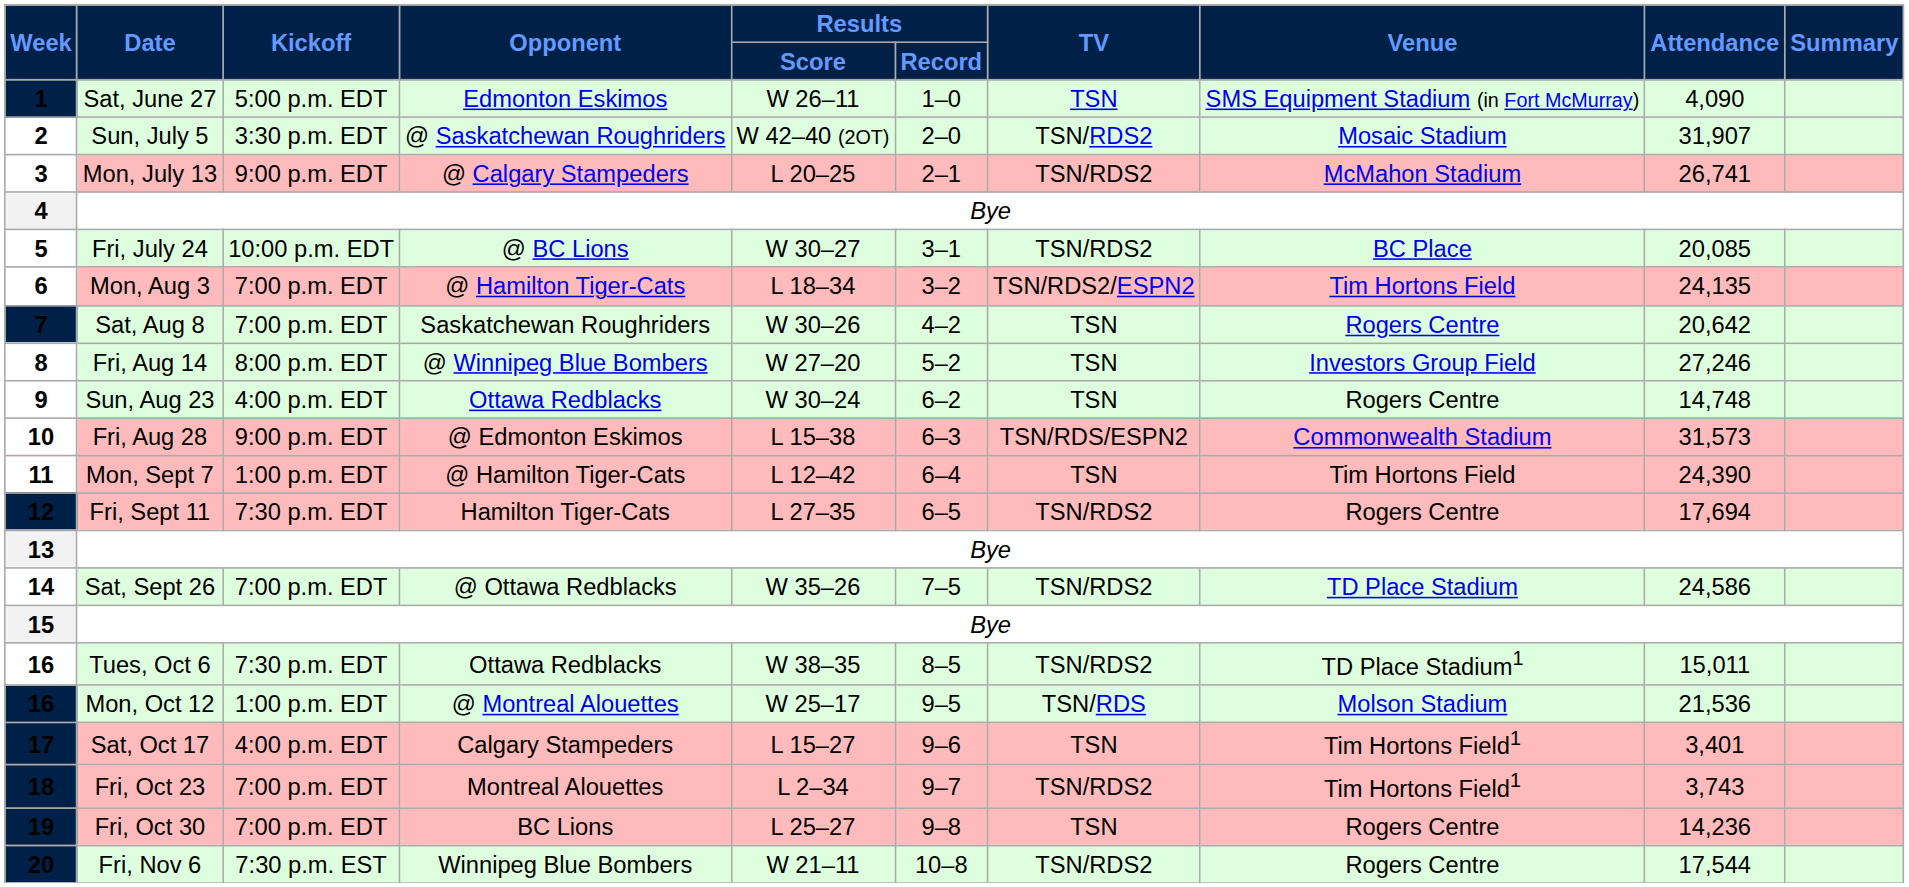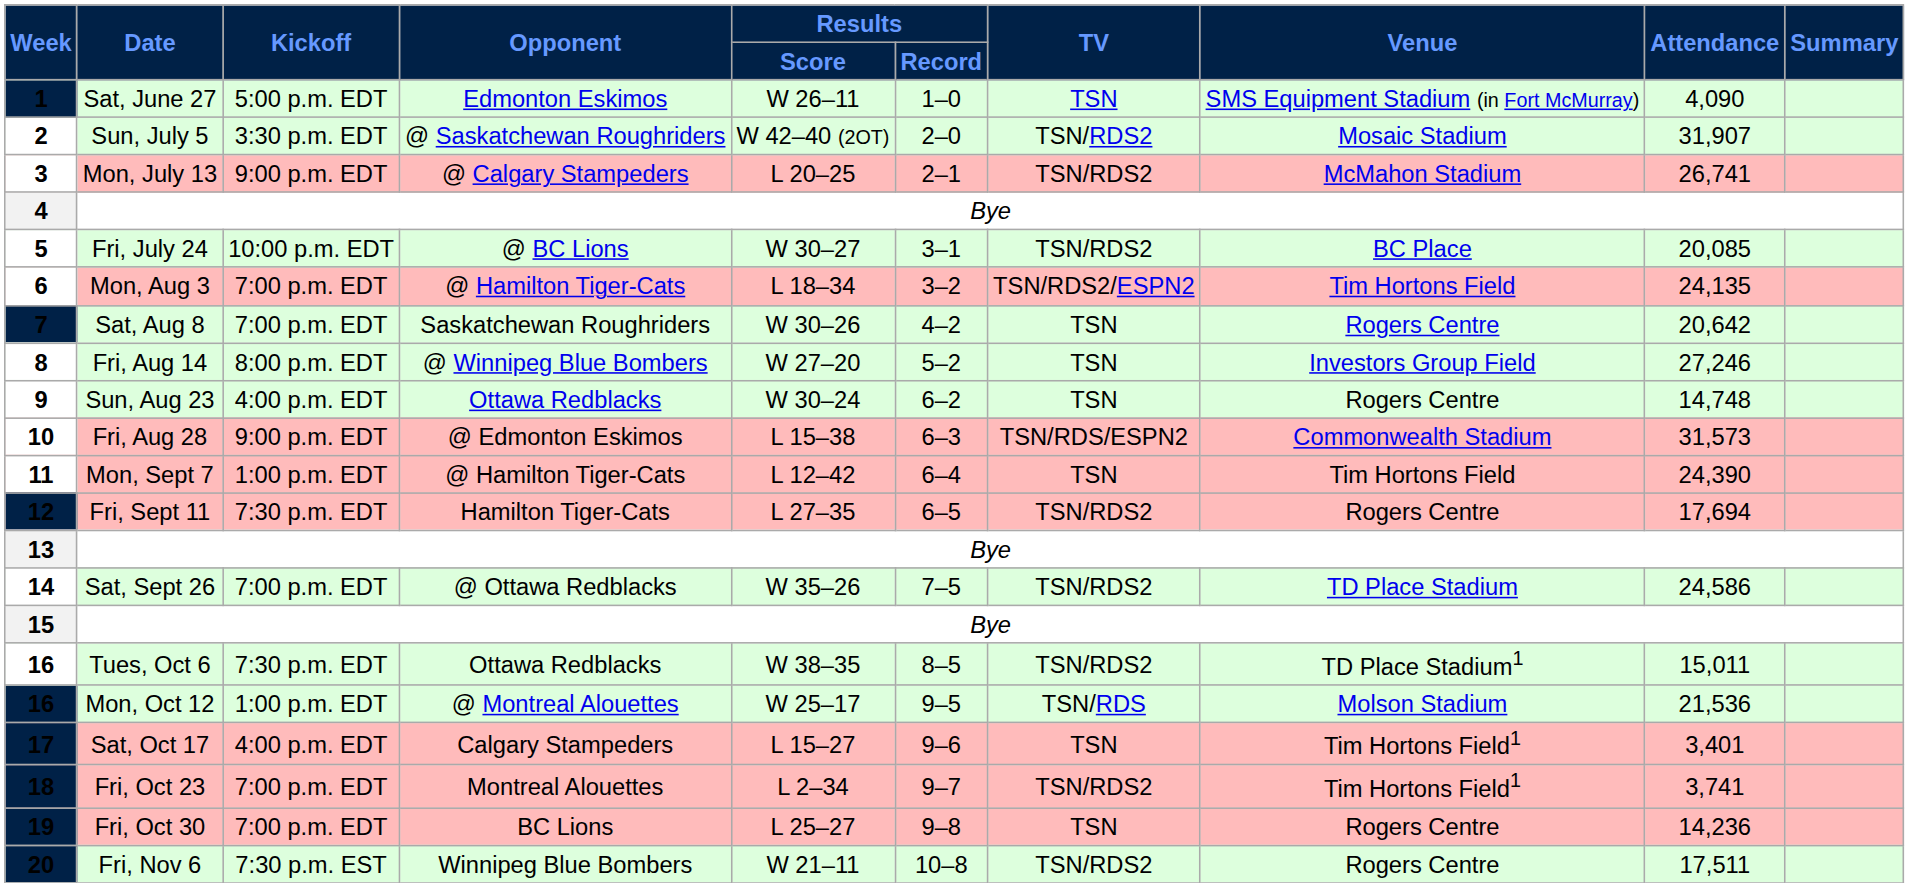(1715, 786) 3,743 -> (1715, 786) 3,741
(1715, 864) 17,544 -> (1715, 864) 17,511
